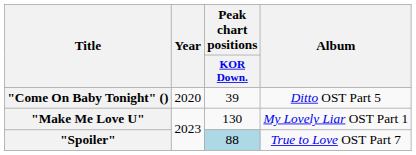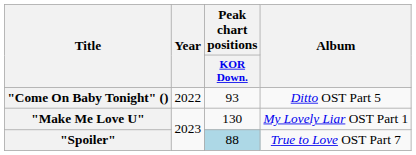(188, 97) 2020 -> (188, 97) 2022
(232, 97) 39 -> (232, 97) 93
